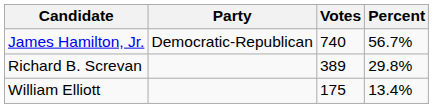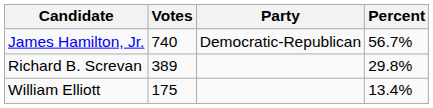columns swapped: (232, 16) <-> (341, 16)
